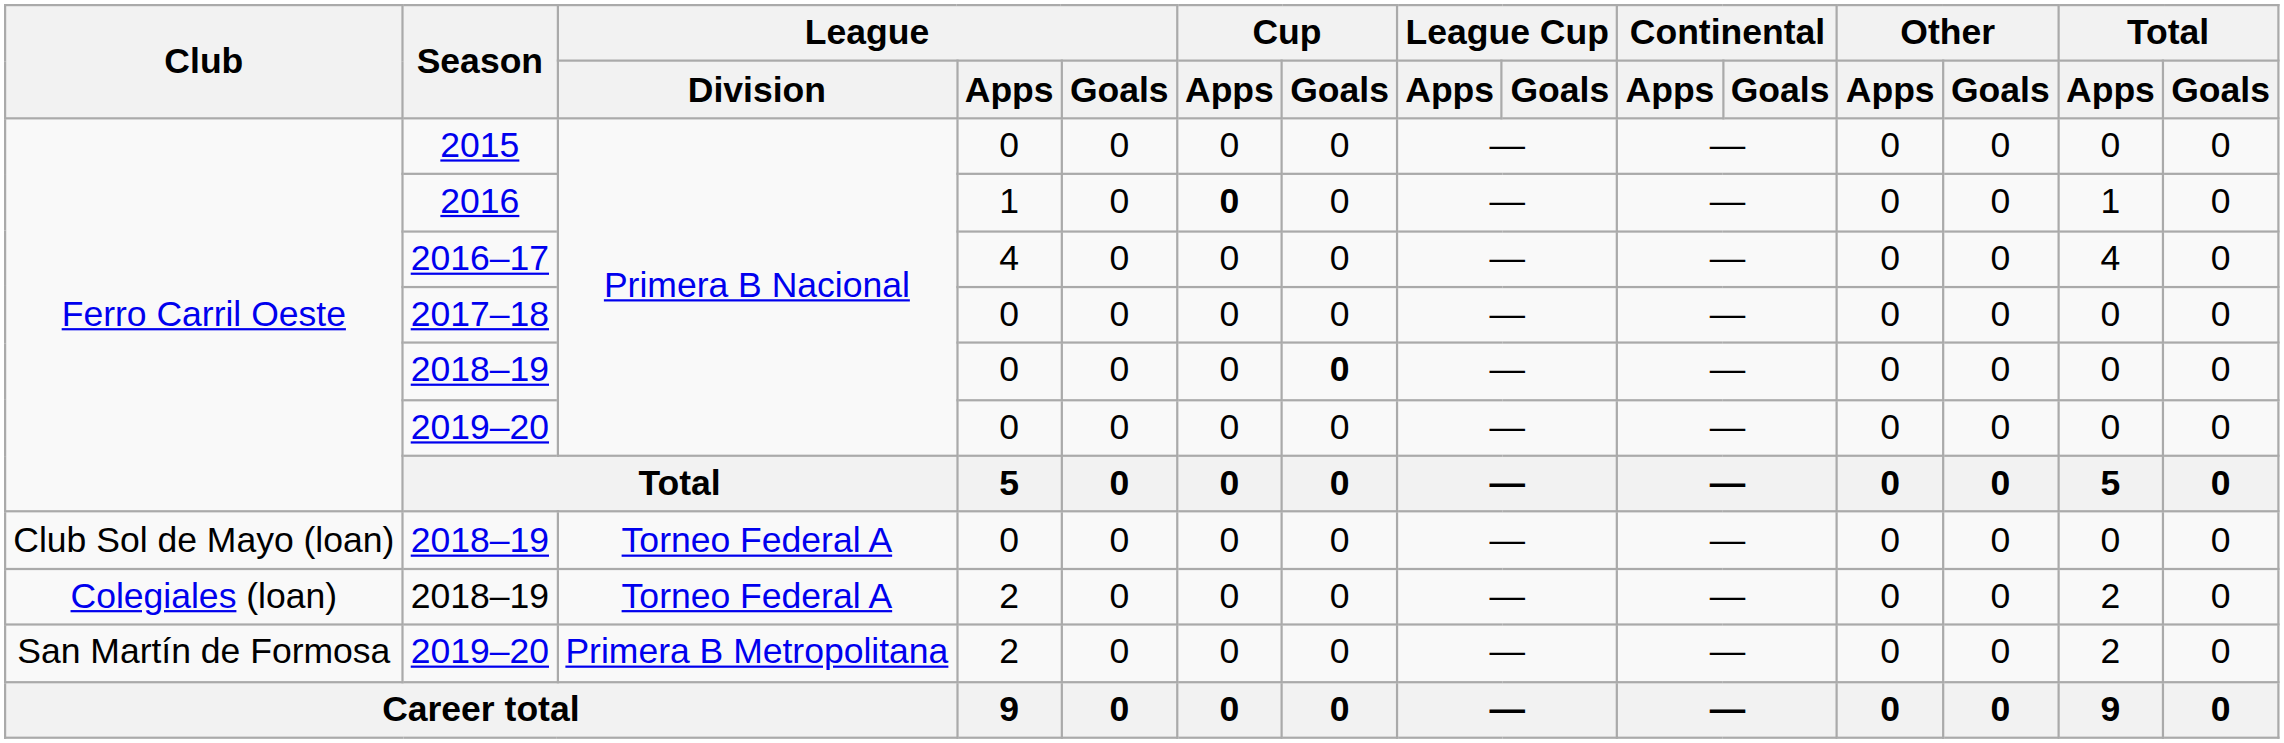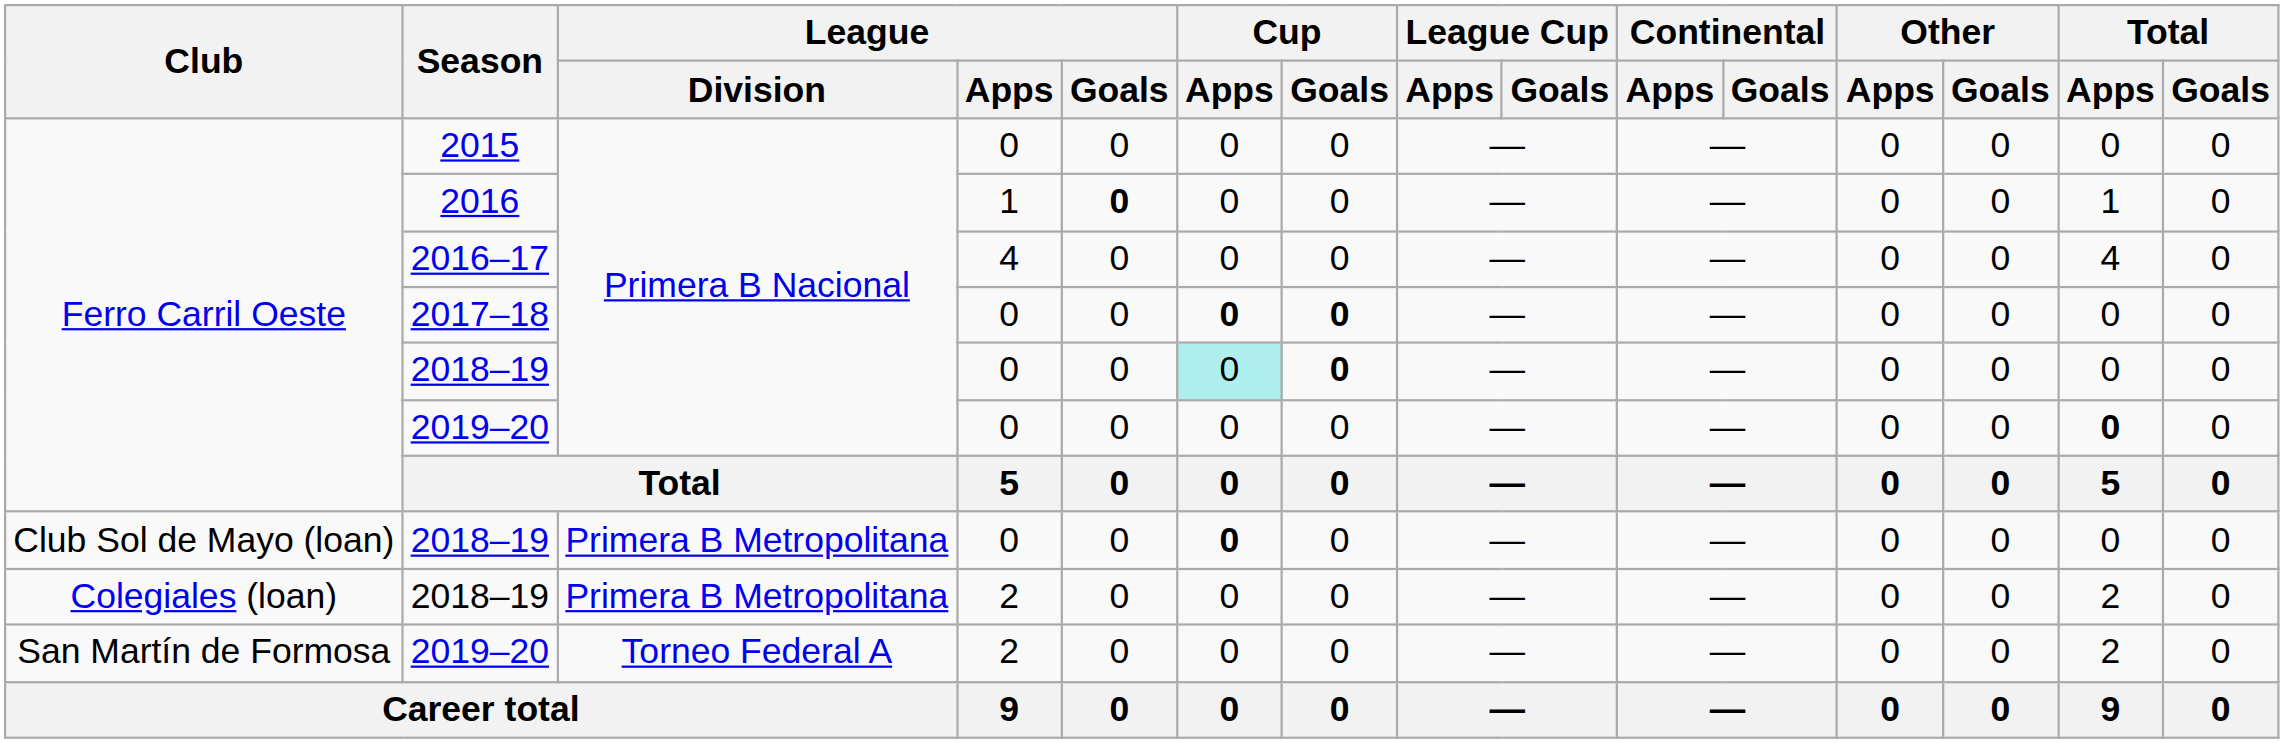(1119, 201) normal -> (1119, 201) bold
(1229, 201) bold -> (1229, 201) normal
(1229, 314) normal -> (1229, 314) bold
(1340, 314) normal -> (1340, 314) bold
(1229, 370) no background -> (1229, 370) paleturquoise background
(2110, 426) normal -> (2110, 426) bold
(757, 539) Torneo Federal A -> (757, 539) Primera B Metropolitana
(1229, 539) normal -> (1229, 539) bold
(757, 595) Torneo Federal A -> (757, 595) Primera B Metropolitana
(757, 652) Primera B Metropolitana -> (757, 652) Torneo Federal A
